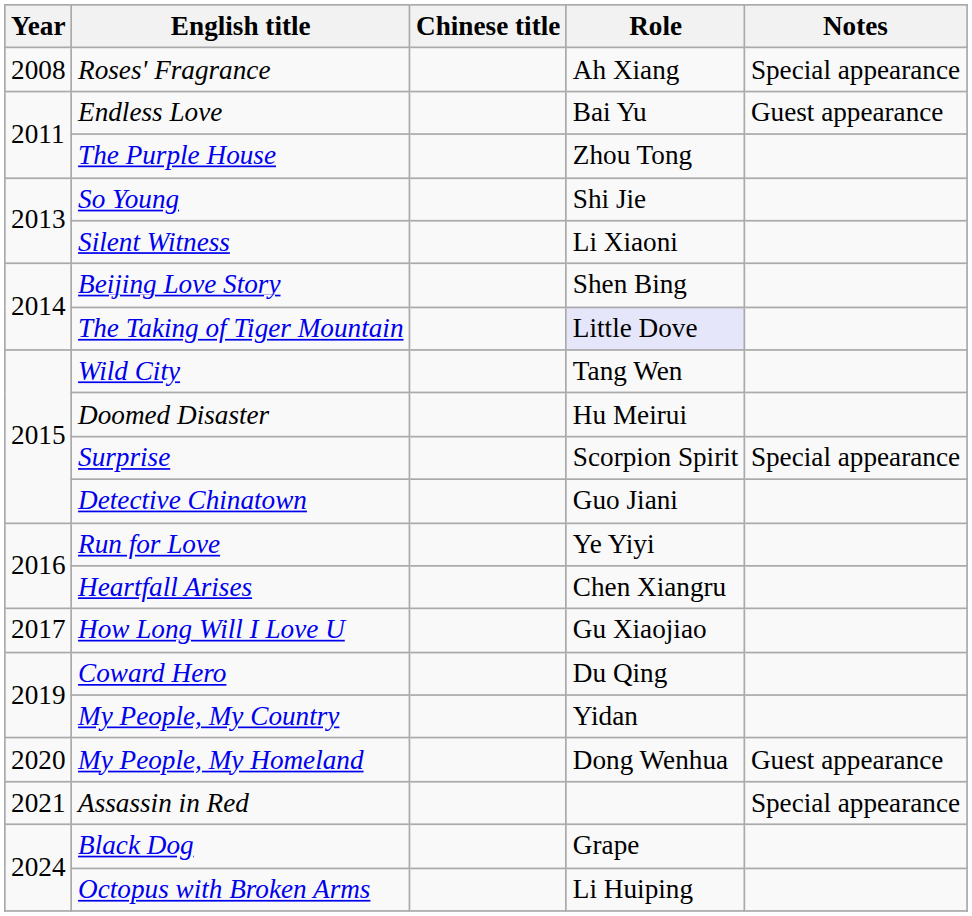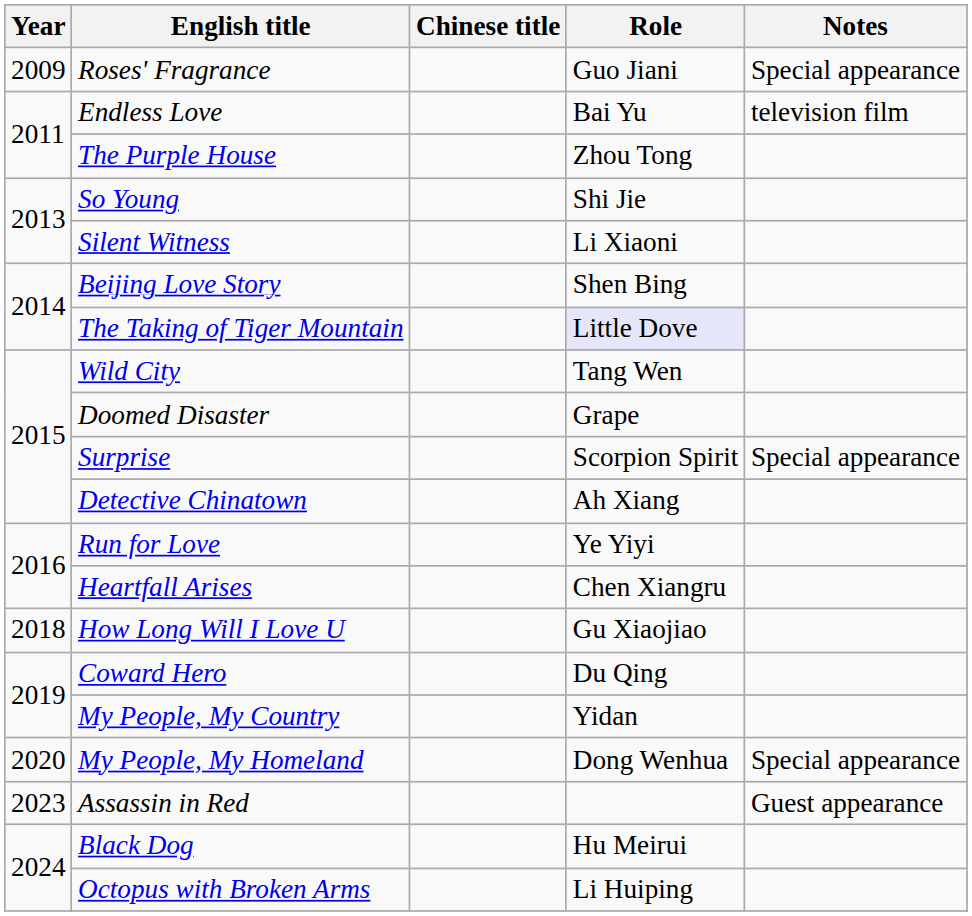(38, 69) 2008 -> (38, 69) 2009
(626, 69) Ah Xiang -> (625, 69) Guo Jiani
(847, 112) Guest appearance -> (830, 112) television film
(630, 414) Hu Meirui -> (606, 414) Grape
(625, 500) Guo Jiani -> (626, 500) Ah Xiang
(38, 629) 2017 -> (38, 629) 2018
(847, 759) Guest appearance -> (855, 759) Special appearance
(38, 802) 2021 -> (38, 802) 2023
(855, 802) Special appearance -> (847, 802) Guest appearance
(606, 845) Grape -> (630, 845) Hu Meirui
